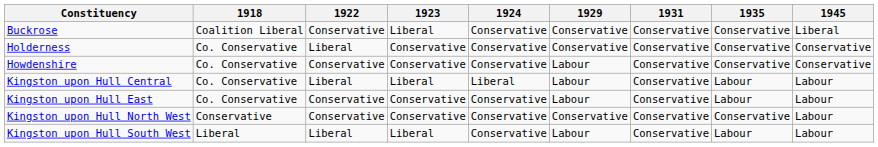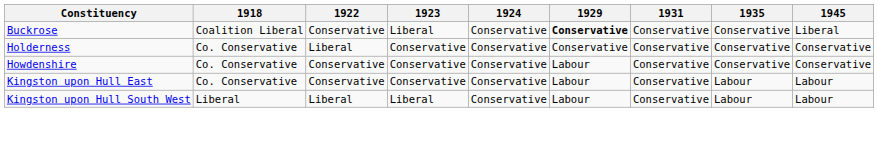(590, 30) normal -> (590, 30) bold
- row: (89, 82)
- row: (99, 116)
